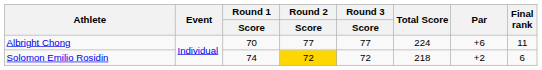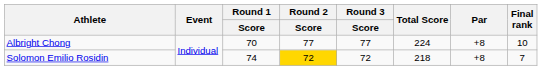(479, 43) +6 -> (479, 43) +8
(522, 43) 11 -> (522, 43) 10
(479, 58) +2 -> (479, 58) +8
(522, 58) 6 -> (522, 58) 7
